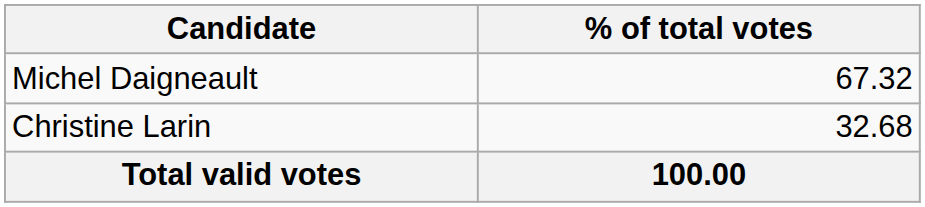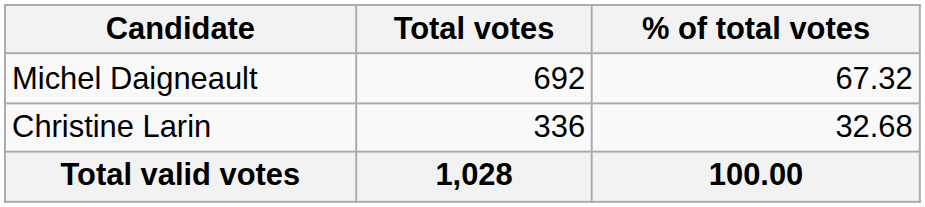+ column: (474, 28)
